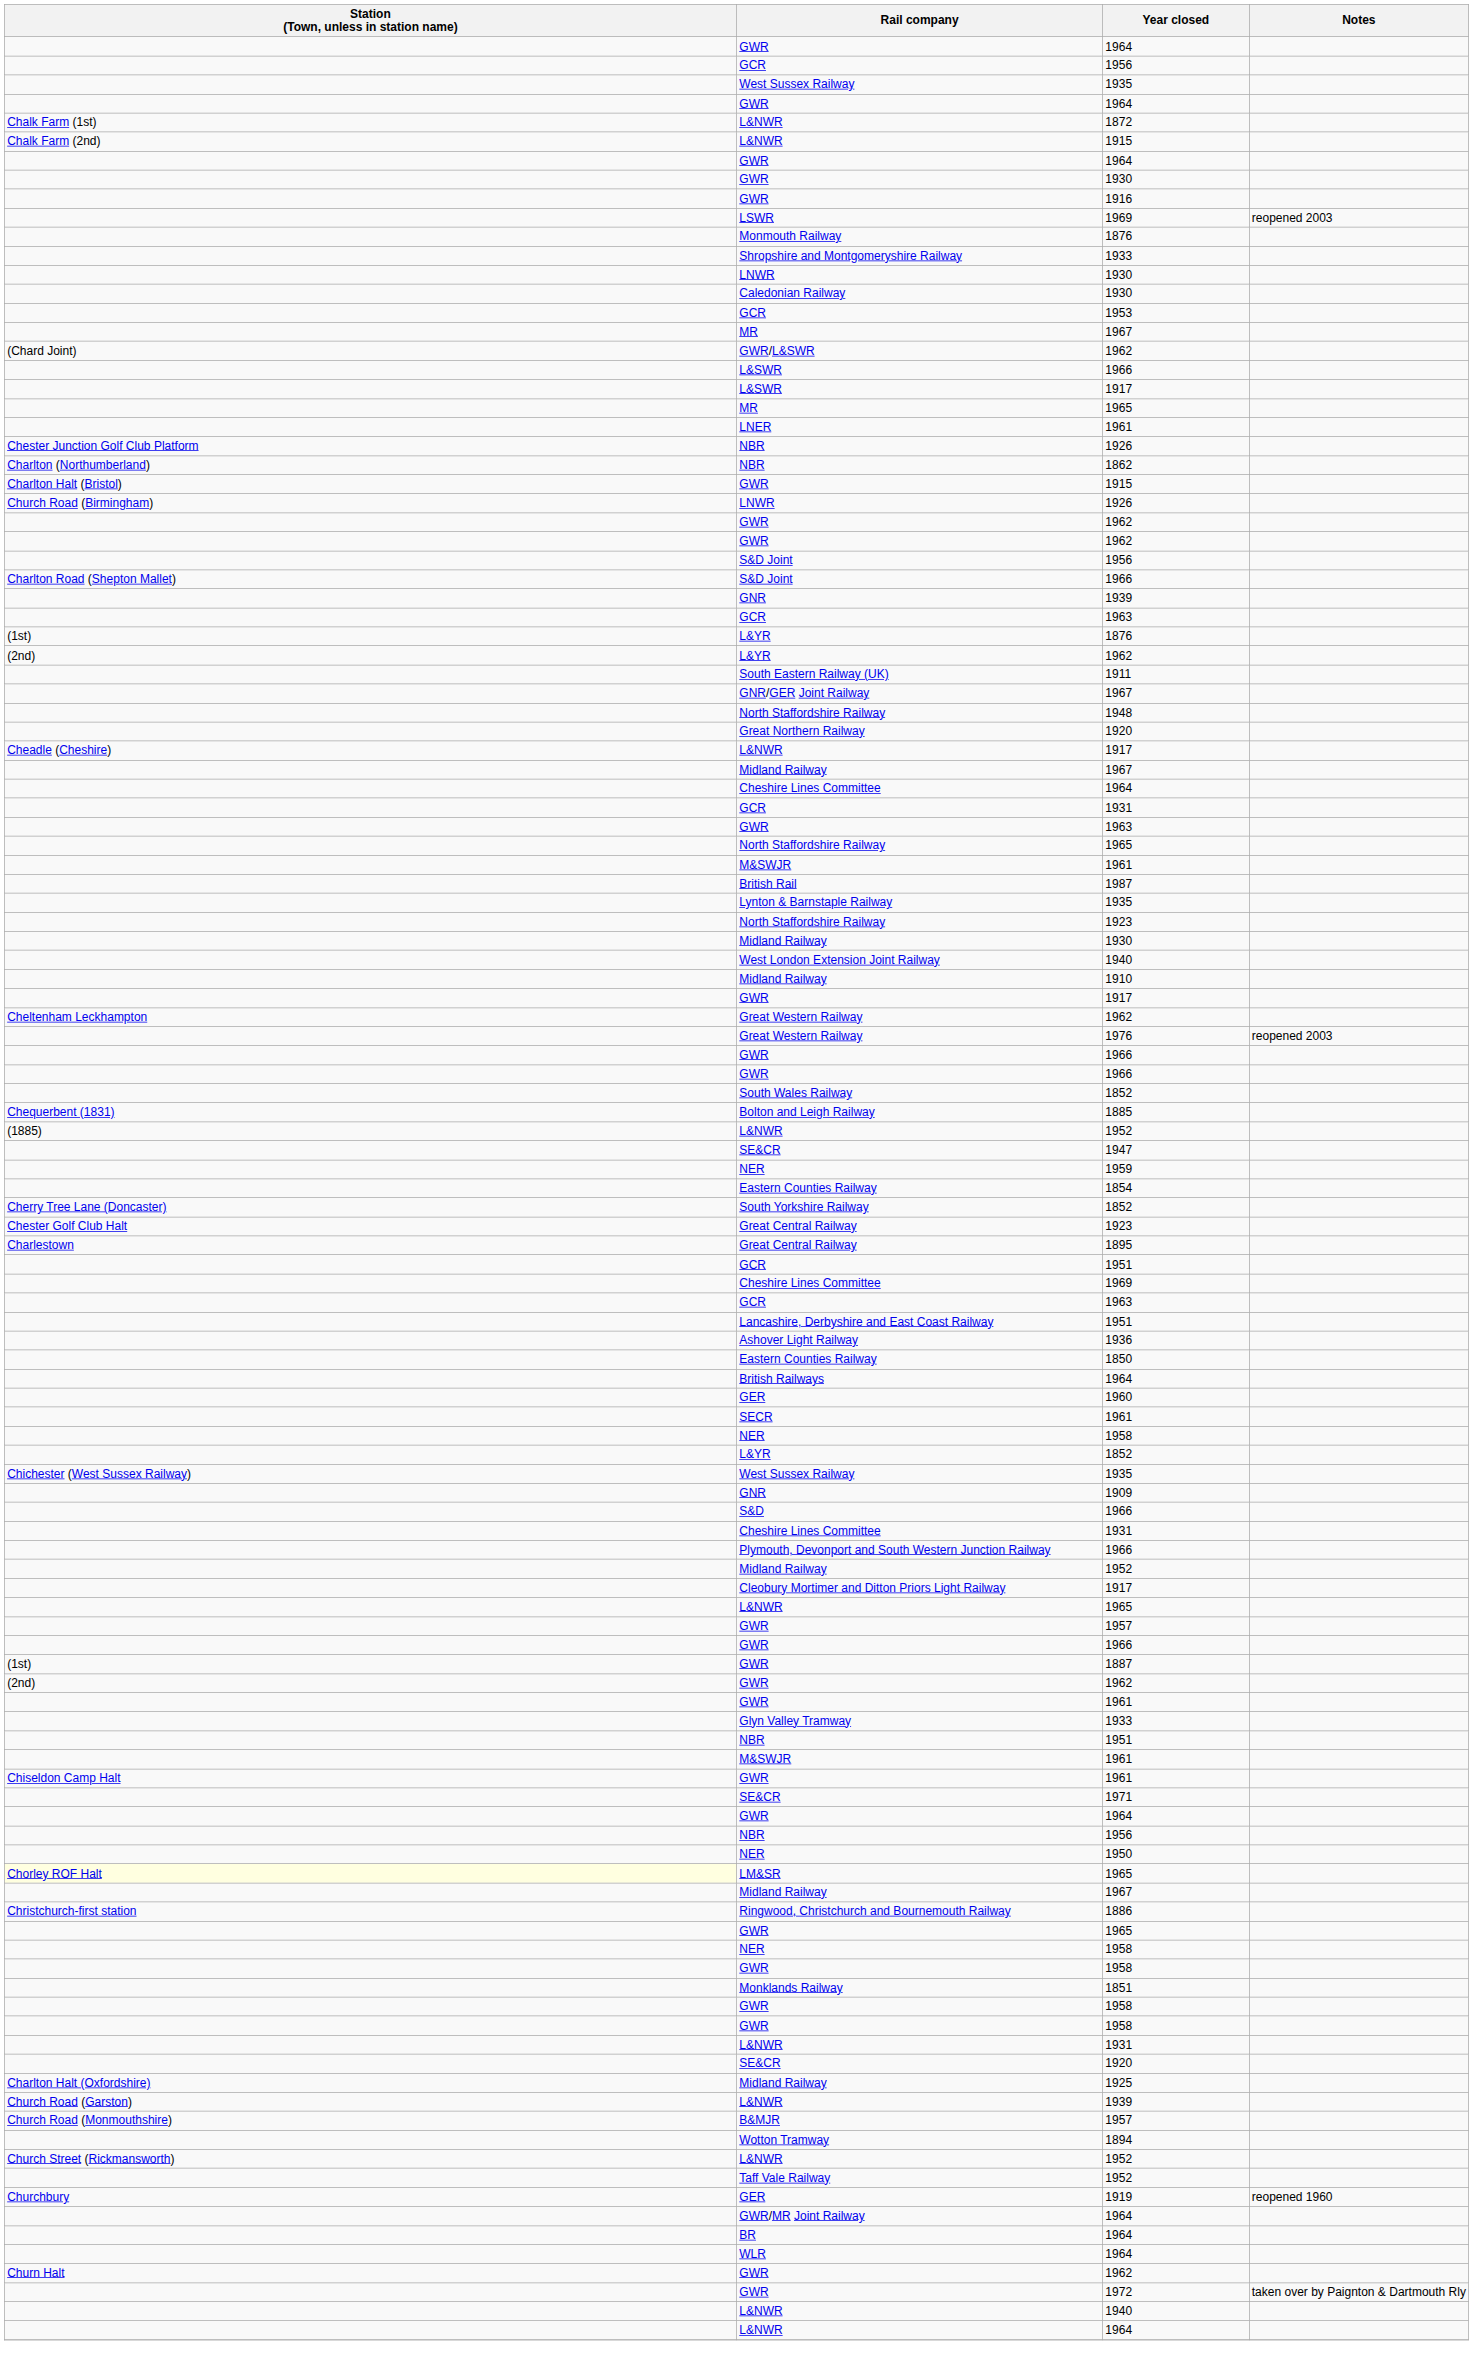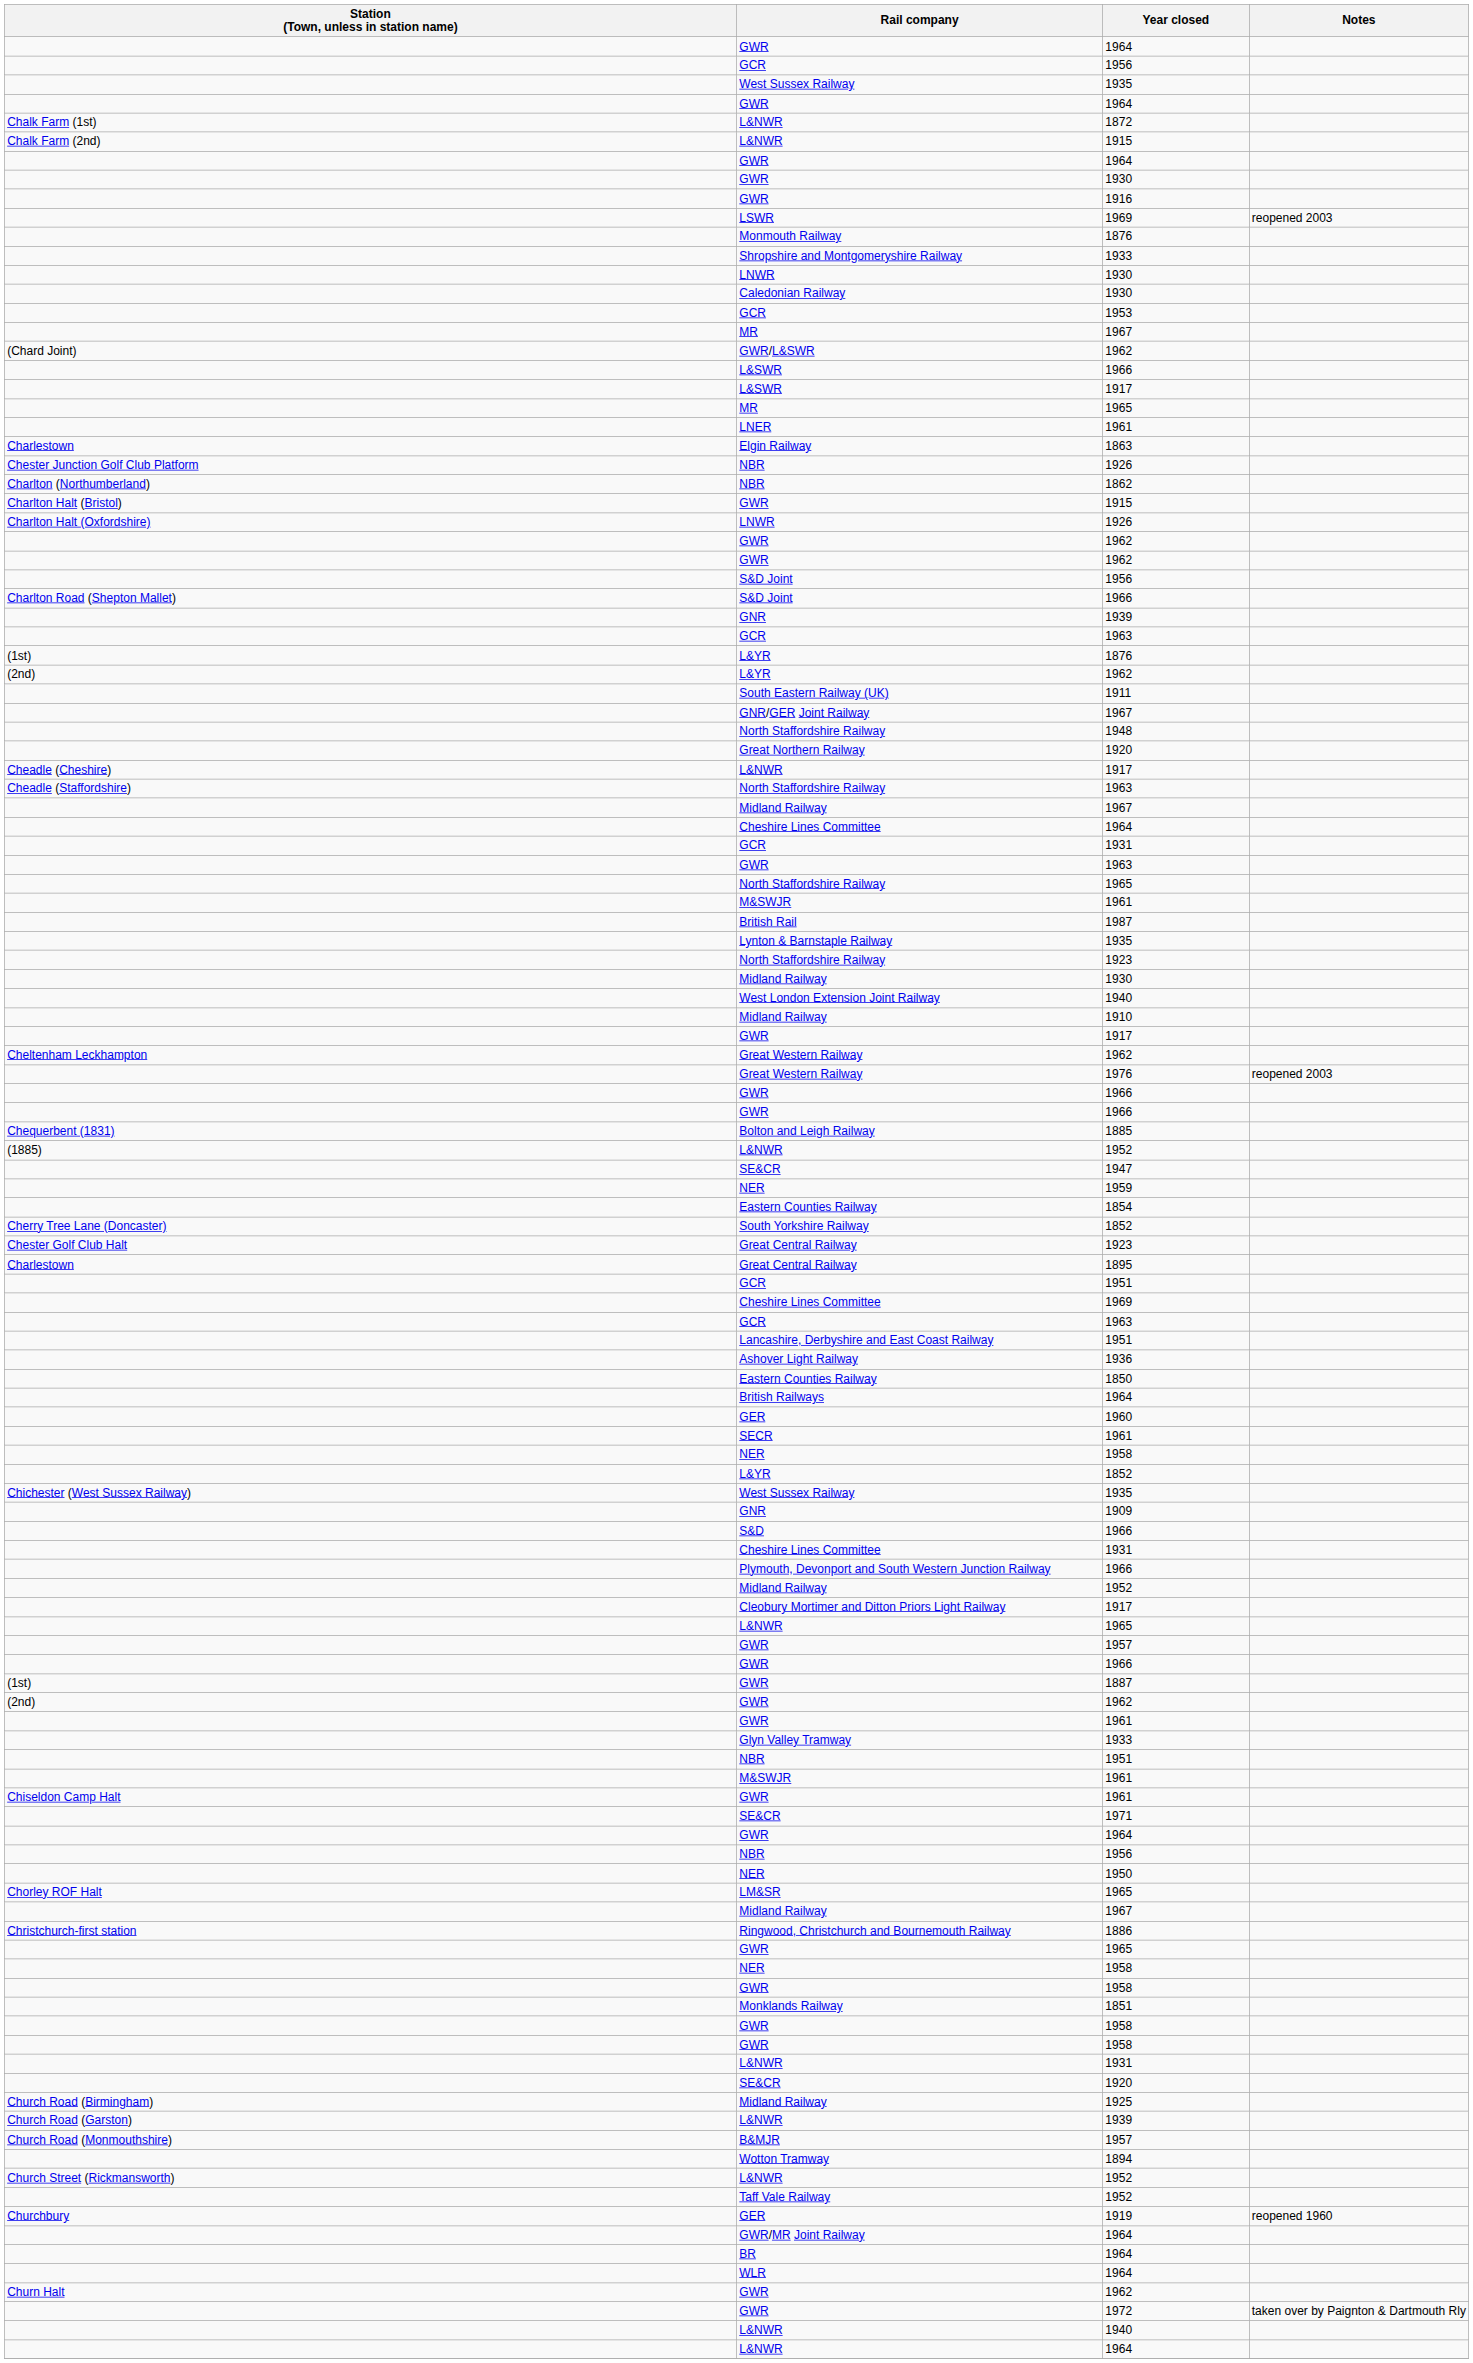+ row: (775, 446)
(80, 503) Church Road (Birmingham) -> (79, 522) Charlton Halt (Oxfordshire)
+ row: (812, 788)
- row: (796, 1093)
(54, 1873) lightyellow background -> (54, 1892) no background
(79, 2082) Charlton Halt (Oxfordshire) -> (80, 2101) Church Road (Birmingham)
